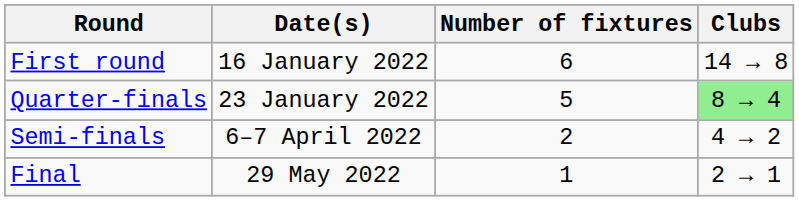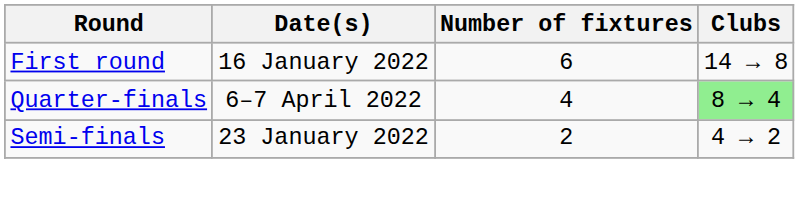(324, 100) 23 January 2022 -> (324, 100) 6–7 April 2022
(566, 100) 5 -> (566, 100) 4
(324, 138) 6–7 April 2022 -> (324, 138) 23 January 2022
- row: (46, 177)
